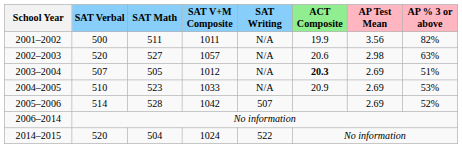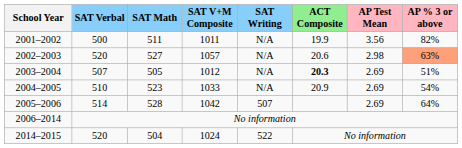(430, 55) no background -> (430, 55) lightsalmon background
(430, 87) 53% -> (430, 87) 54%
(430, 103) 52% -> (430, 103) 64%
